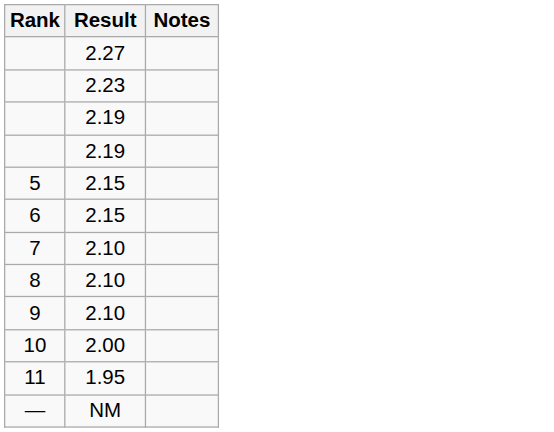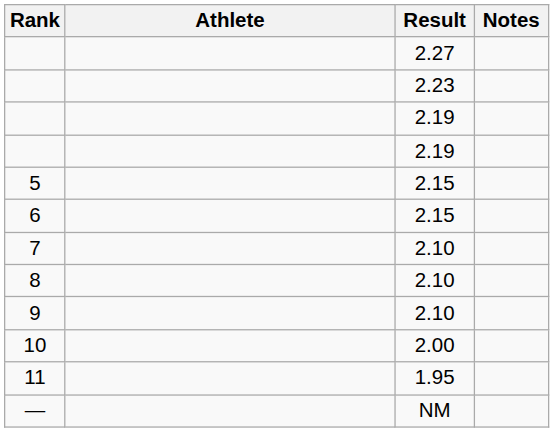+ column: (230, 20)
